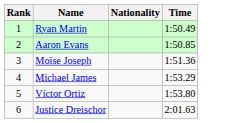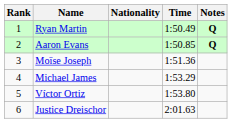+ column: (212, 12)
